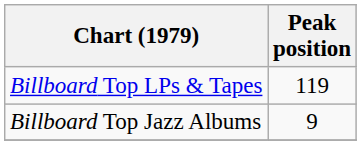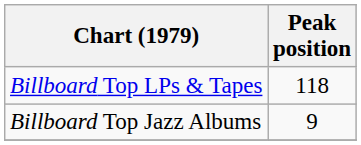(312, 85) 119 -> (312, 85) 118
